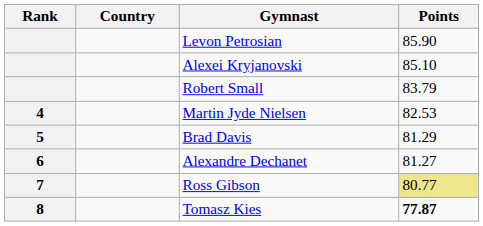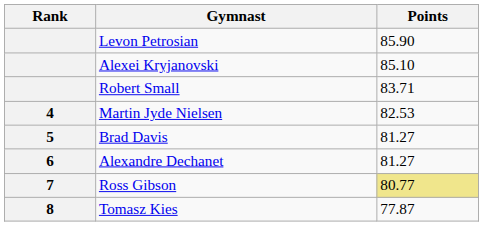- column: (127, 16)
(420, 88) 83.79 -> (397, 88) 83.71
(420, 137) 81.29 -> (397, 137) 81.27
(420, 209) bold -> (397, 209) normal
